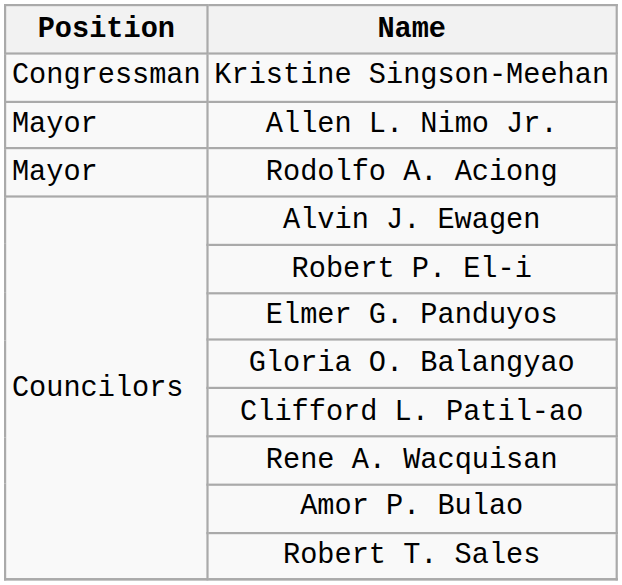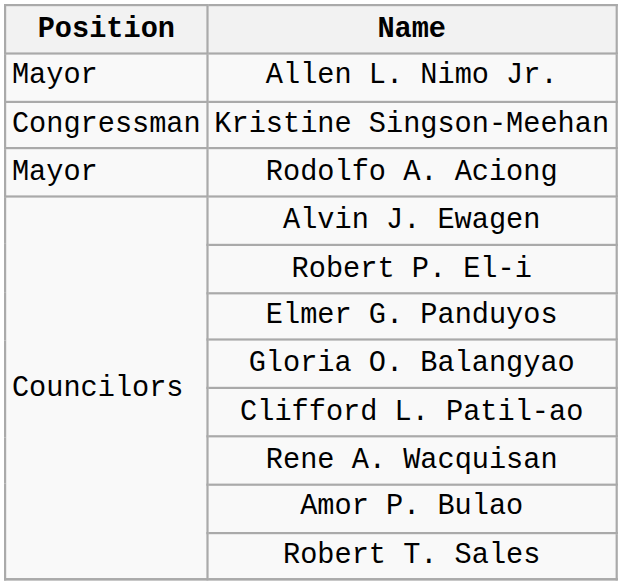rows swapped: (412, 76) <-> (412, 124)
